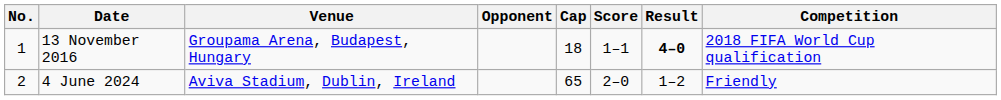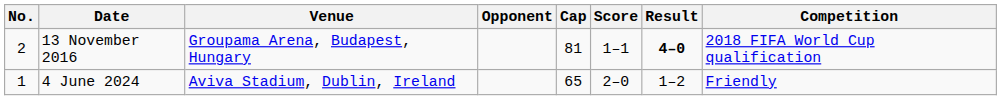(21, 49) 1 -> (21, 49) 2
(573, 49) 18 -> (573, 49) 81
(21, 82) 2 -> (21, 82) 1
